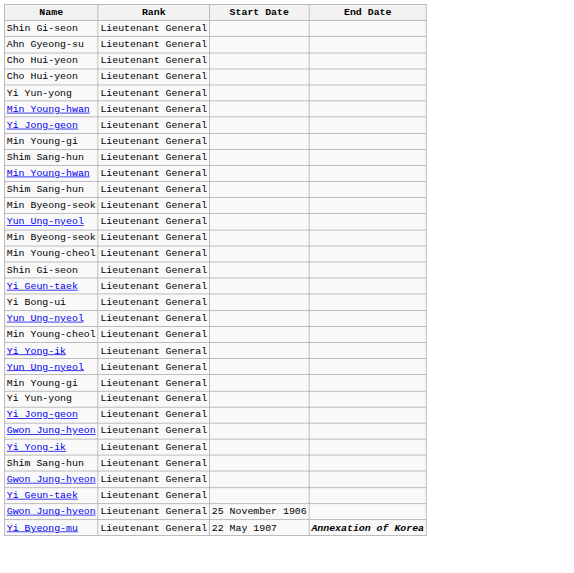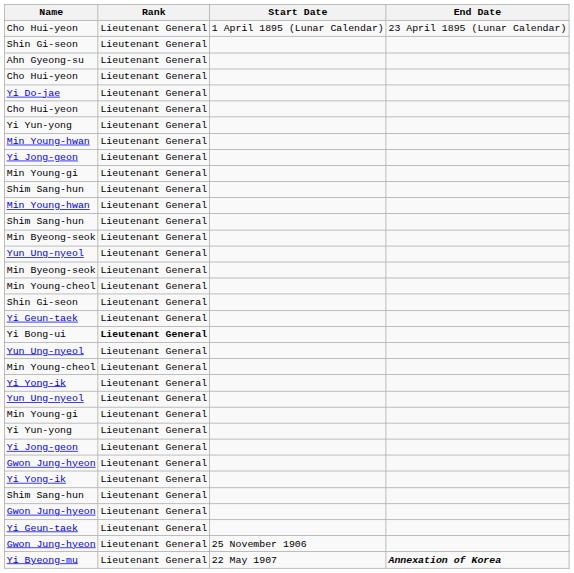+ row: (42, 29)
+ row: (33, 93)
(154, 302) normal -> (154, 334) bold
